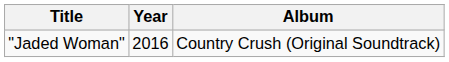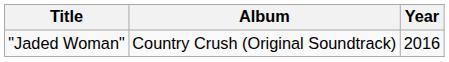columns swapped: (150, 17) <-> (308, 17)
